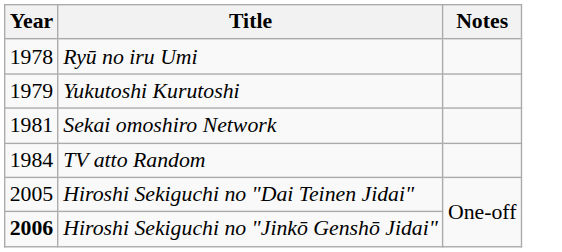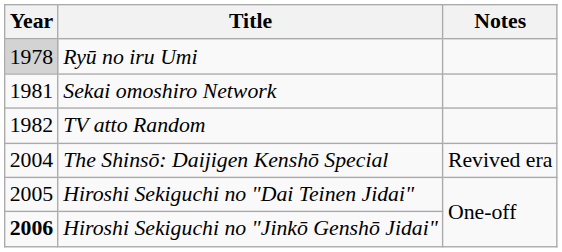(31, 56) no background -> (31, 56) lightgrey background
- row: (151, 90)
(31, 159) 1984 -> (31, 125) 1982
+ row: (226, 159)
